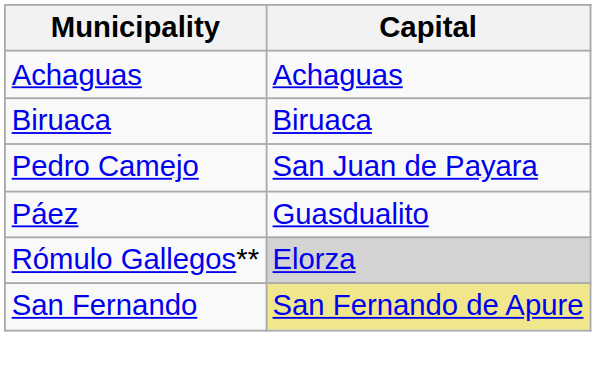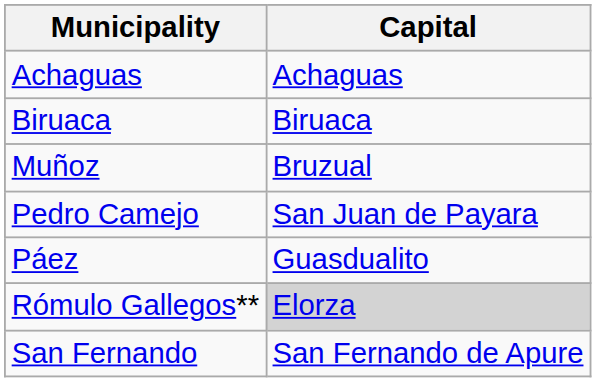+ row: (56, 167)
(428, 306) khaki background -> (428, 352) no background
